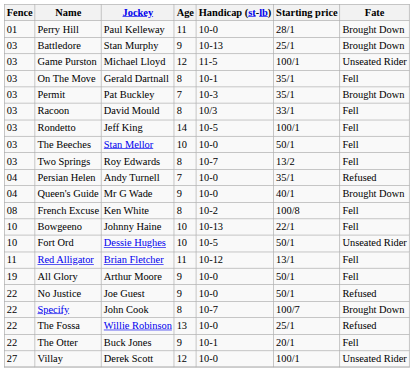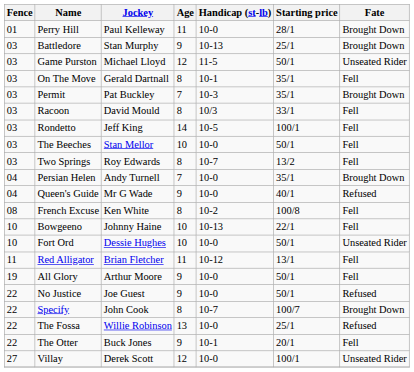(288, 62) 100/1 -> (285, 62) 50/1
(359, 177) Refused -> (373, 177) Brought Down
(373, 194) Brought Down -> (359, 194) Refused
(208, 243) 10-5 -> (208, 243) 10-0
